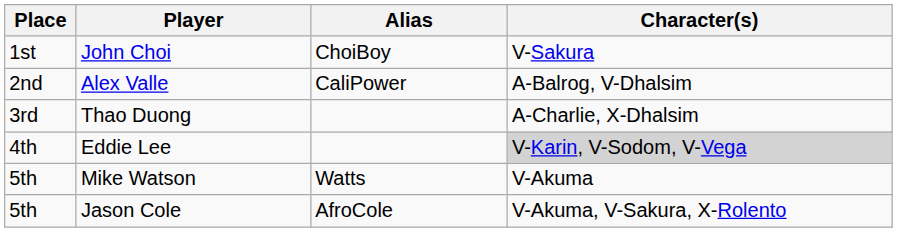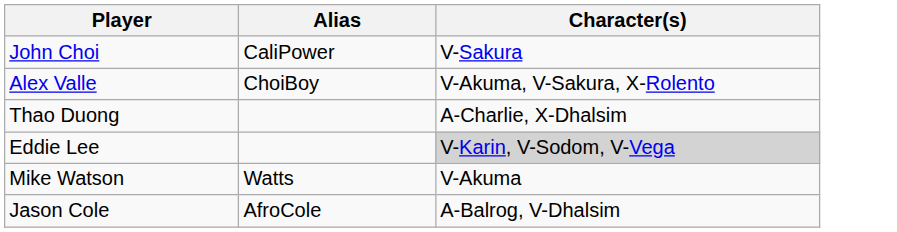- column: (40, 20)
(353, 52) ChoiBoy -> (289, 52) CaliPower
(361, 83) CaliPower -> (281, 83) ChoiBoy
(602, 83) A-Balrog, V-Dhalsim -> (577, 83) V-Akuma, V-Sakura, X-Rolento
(649, 210) V-Akuma, V-Sakura, X-Rolento -> (530, 210) A-Balrog, V-Dhalsim
